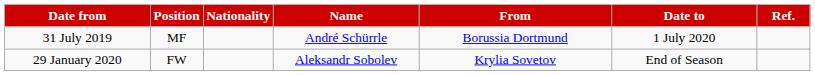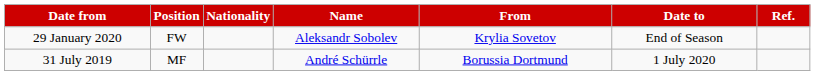rows swapped: (77, 38) <-> (77, 60)
